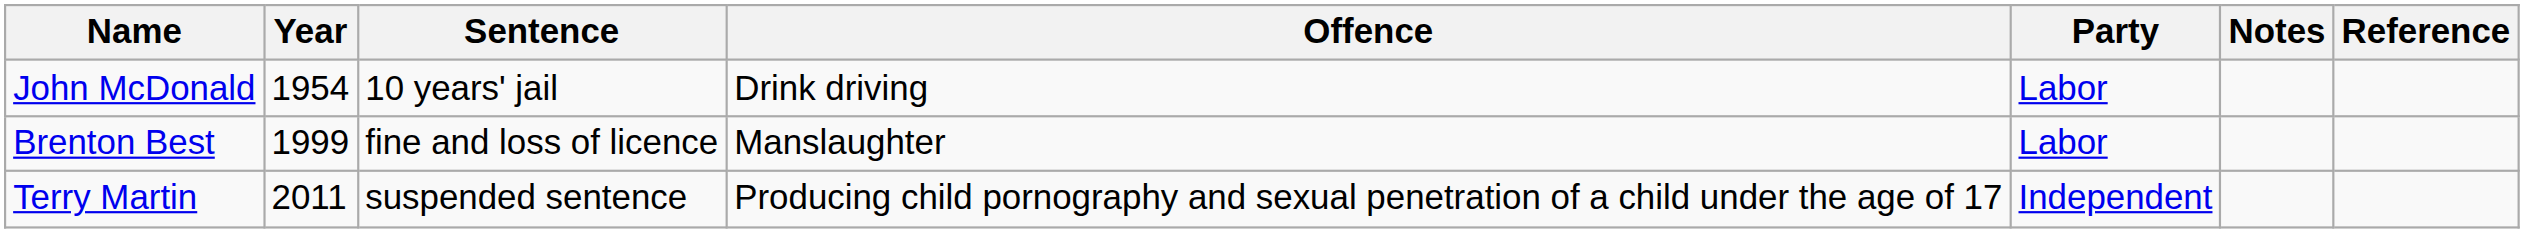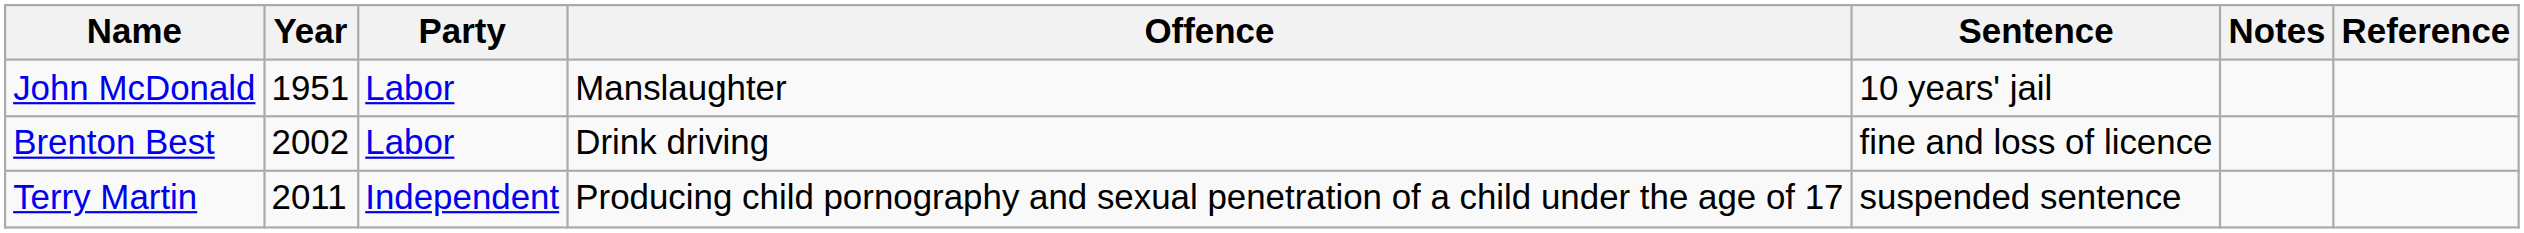columns swapped: (2115, 32) <-> (542, 32)
(310, 87) 1954 -> (310, 87) 1951
(831, 87) Drink driving -> (681, 87) Manslaughter
(310, 142) 1999 -> (310, 142) 2002
(840, 142) Manslaughter -> (672, 142) Drink driving
